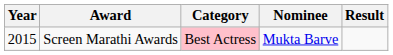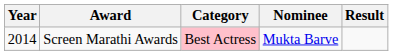(22, 38) 2015 -> (22, 38) 2014
